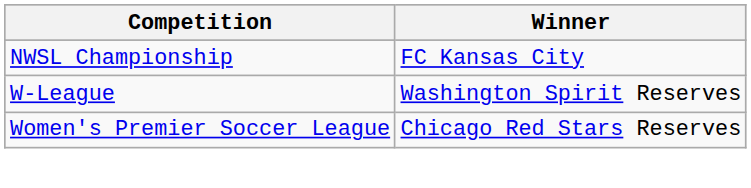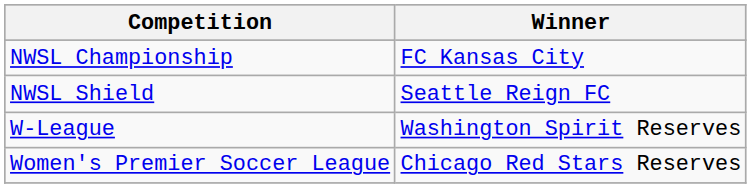+ row: (82, 94)
